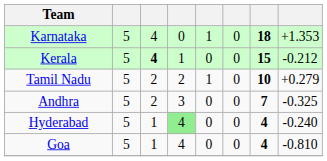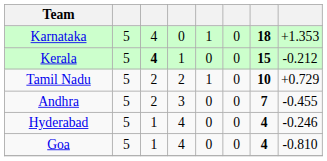(300, 79) +0.279 -> (300, 79) +0.729
(300, 101) -0.325 -> (300, 101) -0.455
(181, 123) lightgreen background -> (181, 123) no background
(300, 123) -0.240 -> (300, 123) -0.246
